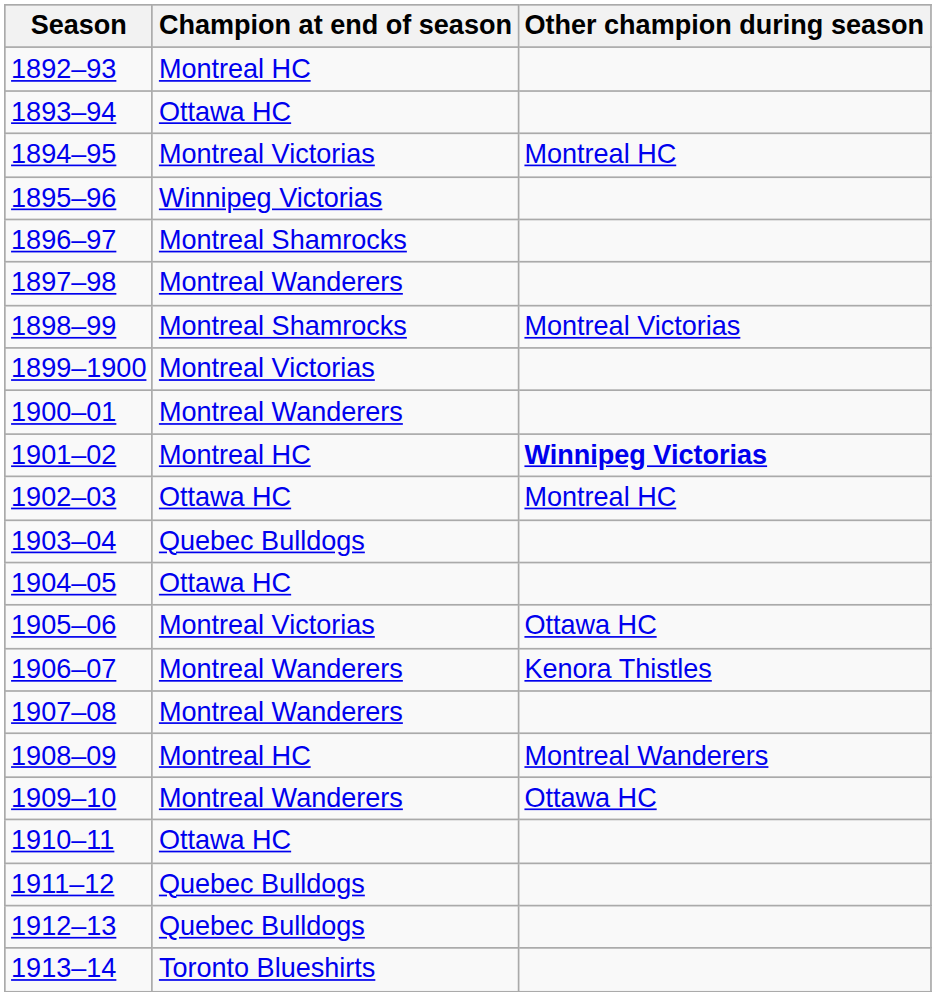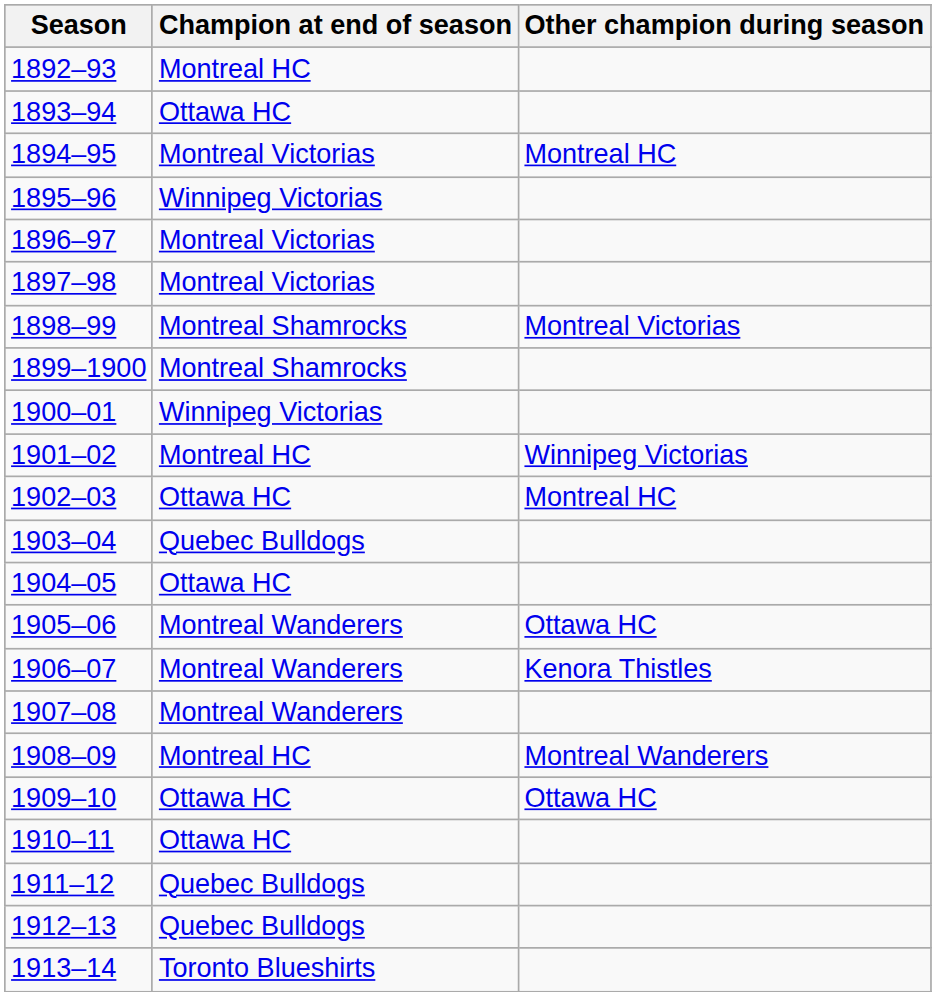(283, 240) Montreal Shamrocks -> (267, 240) Montreal Victorias
(281, 283) Montreal Wanderers -> (267, 283) Montreal Victorias
(267, 369) Montreal Victorias -> (283, 369) Montreal Shamrocks
(281, 411) Montreal Wanderers -> (271, 411) Winnipeg Victorias
(646, 454) bold -> (636, 454) normal
(267, 626) Montreal Victorias -> (281, 626) Montreal Wanderers
(281, 797) Montreal Wanderers -> (225, 797) Ottawa HC
